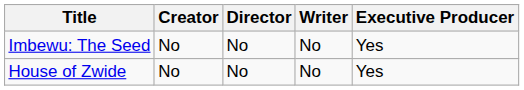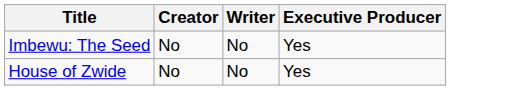- column: (259, 17)
